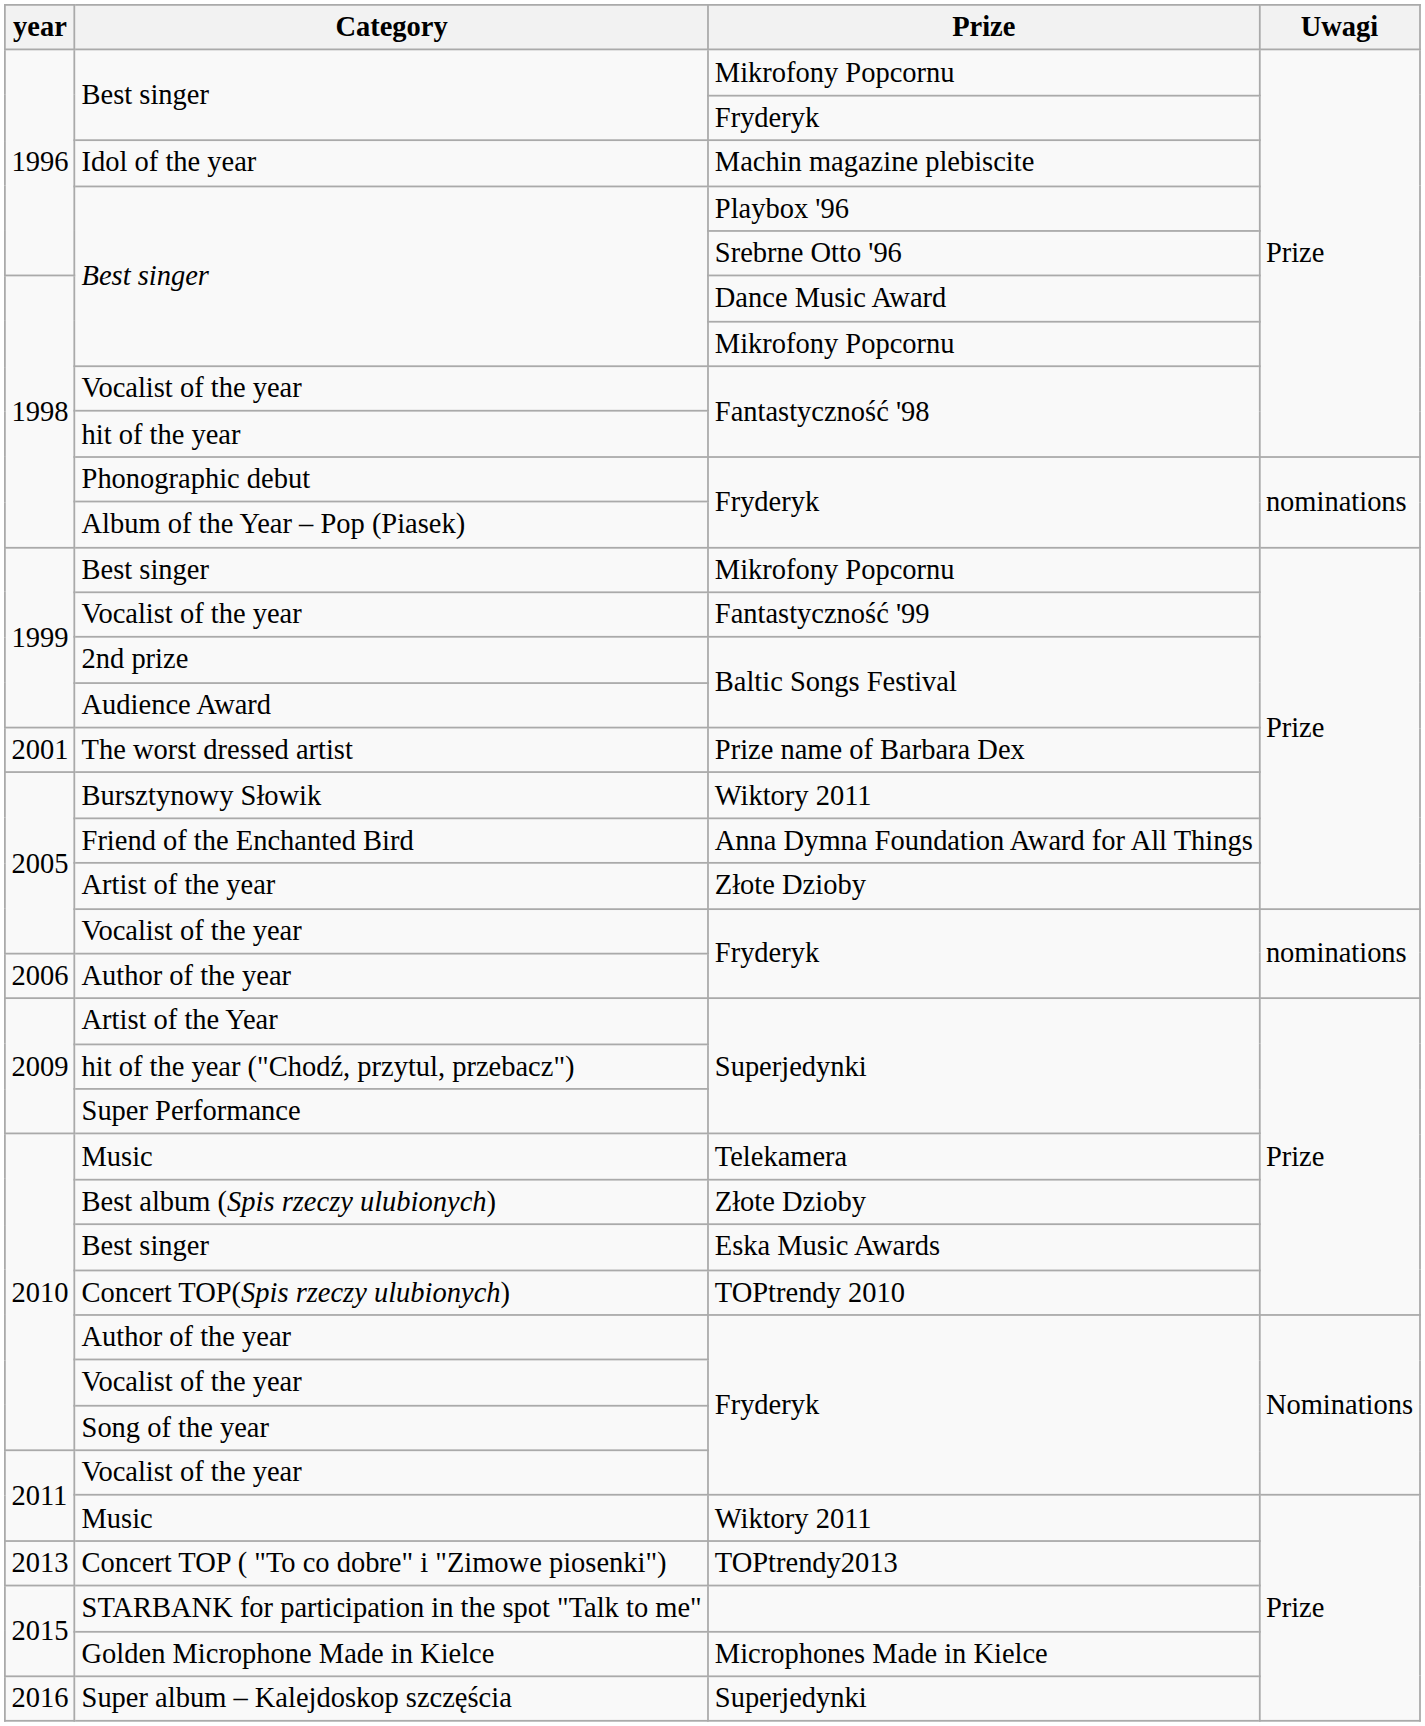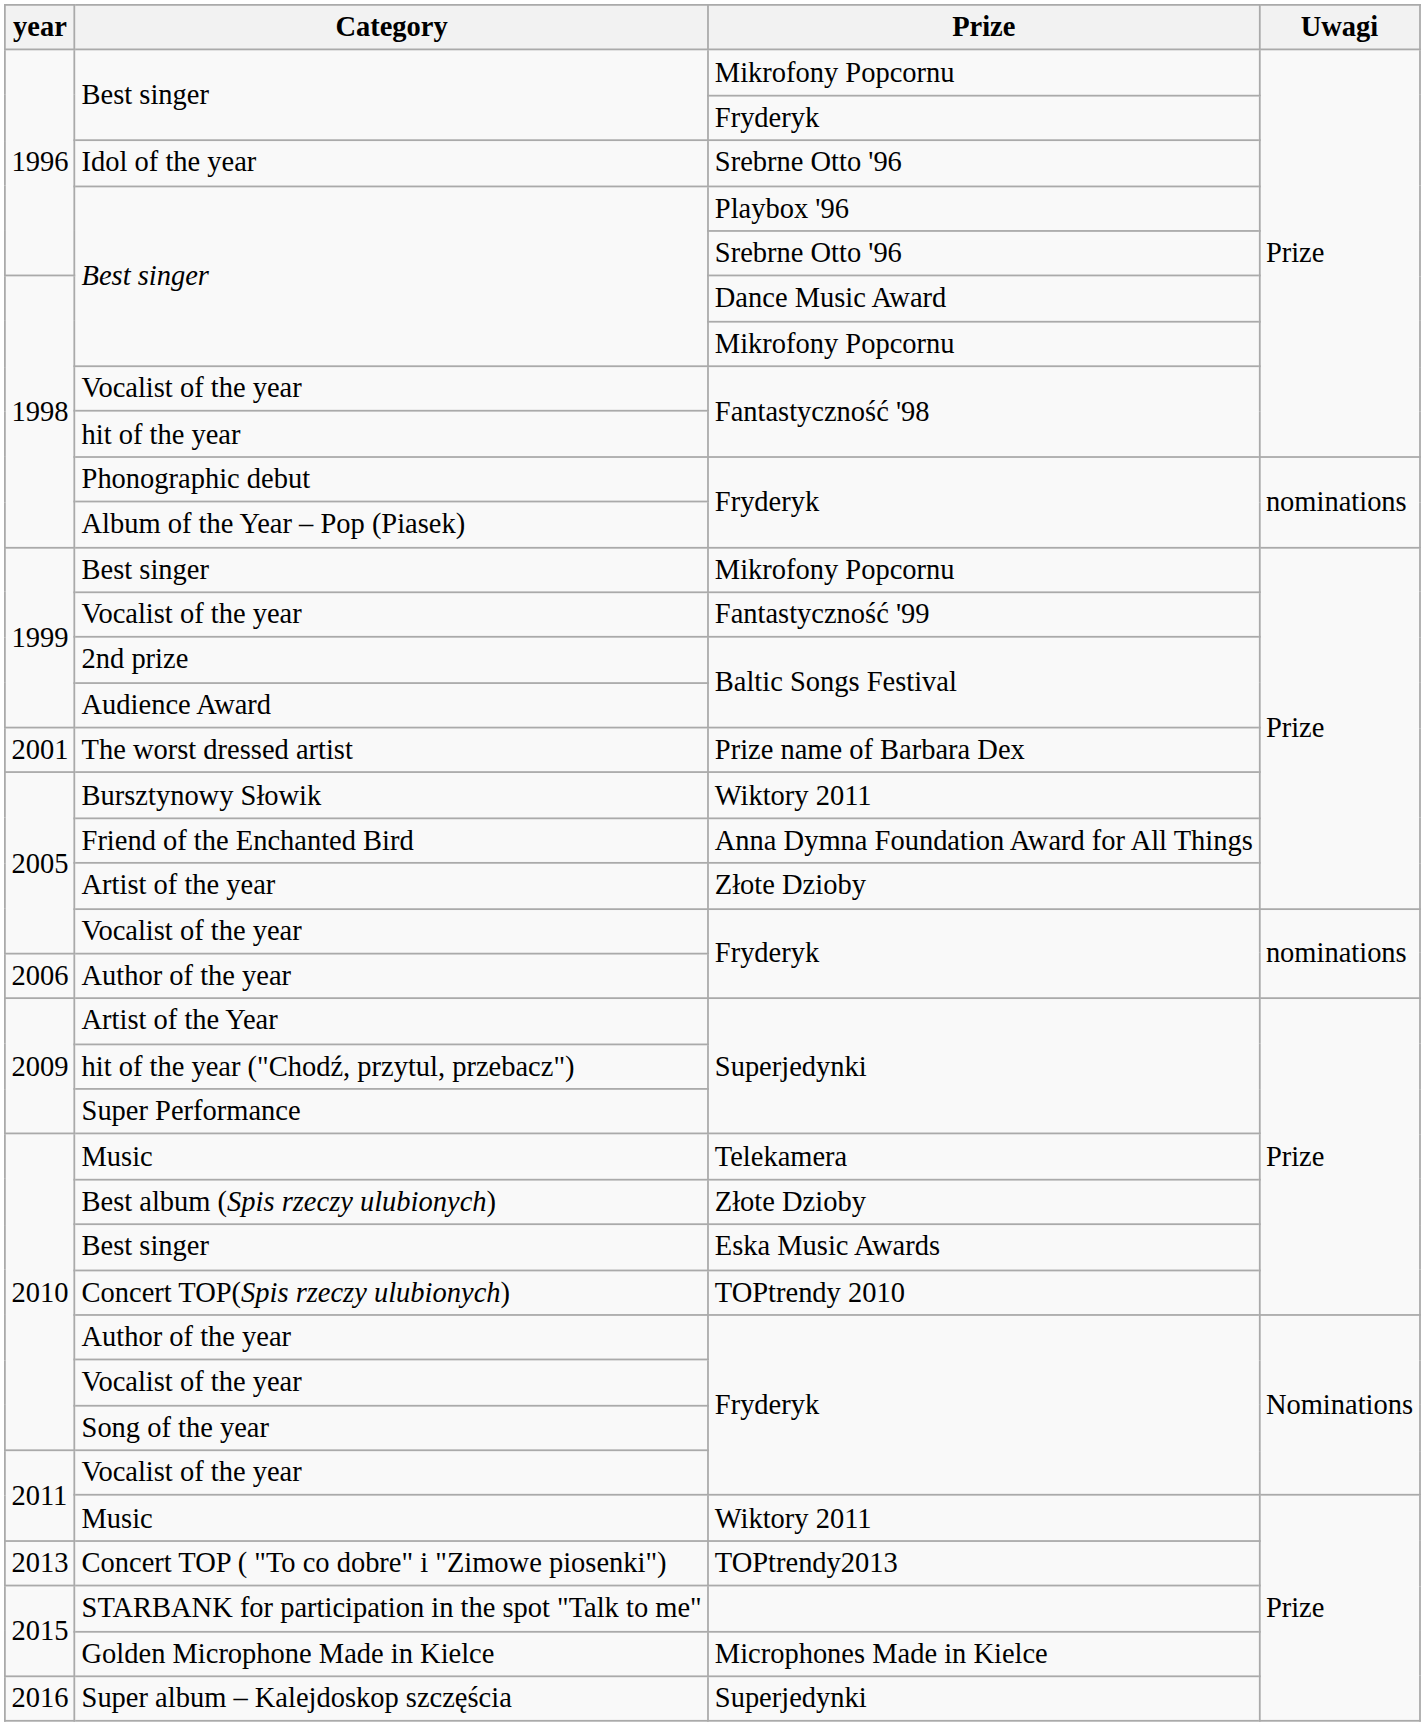(875, 162) Machin magazine plebiscite -> (808, 162) Srebrne Otto '96
